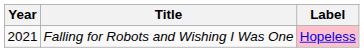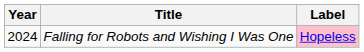(22, 36) 2021 -> (22, 36) 2024
